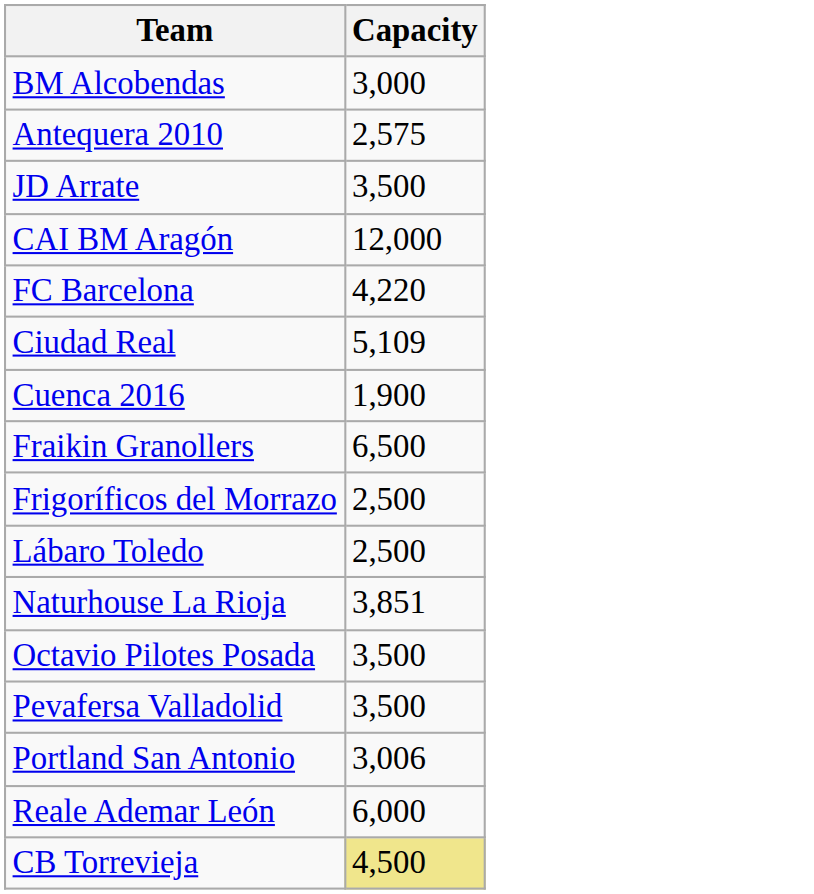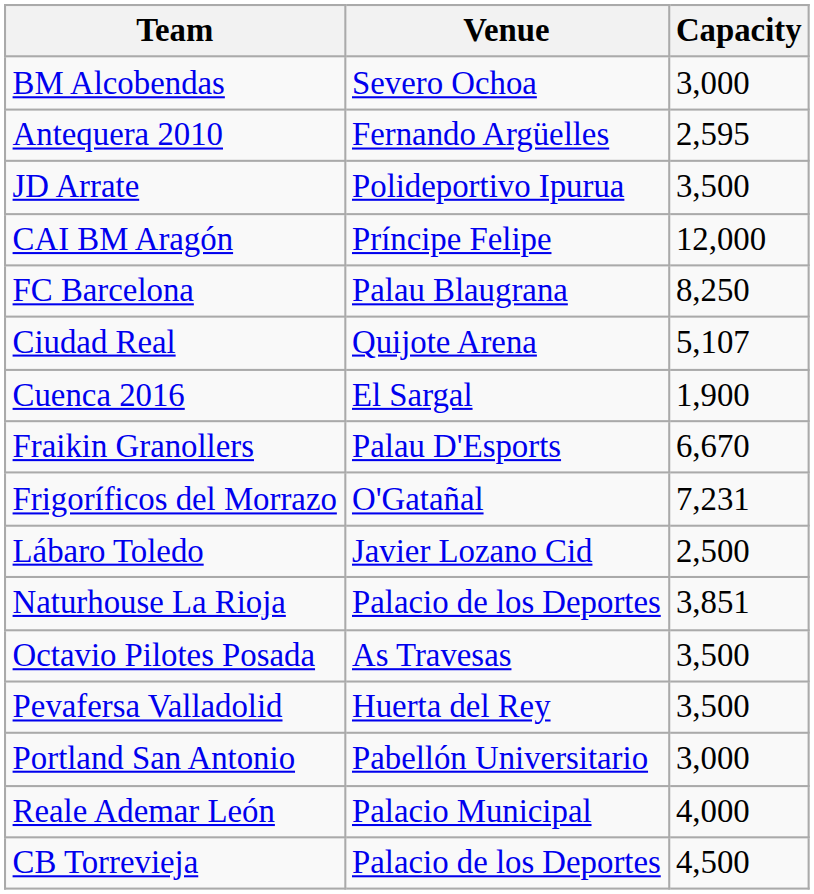+ column: (506, 30)
(389, 134) 2,575 -> (713, 134) 2,595
(389, 290) 4,220 -> (713, 290) 8,250
(389, 342) 5,109 -> (713, 342) 5,107
(389, 446) 6,500 -> (713, 446) 6,670
(389, 498) 2,500 -> (713, 498) 7,231
(389, 758) 3,006 -> (713, 758) 3,000
(389, 810) 6,000 -> (713, 810) 4,000
(389, 862) khaki background -> (713, 862) no background
